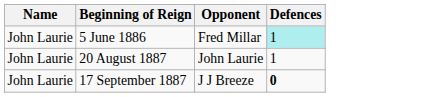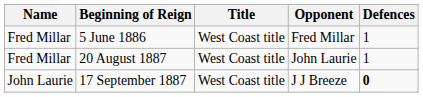+ column: (241, 15)
(40, 37) John Laurie -> (39, 37) Fred Millar
(273, 37) paleturquoise background -> (366, 37) no background
(40, 59) John Laurie -> (39, 59) Fred Millar
